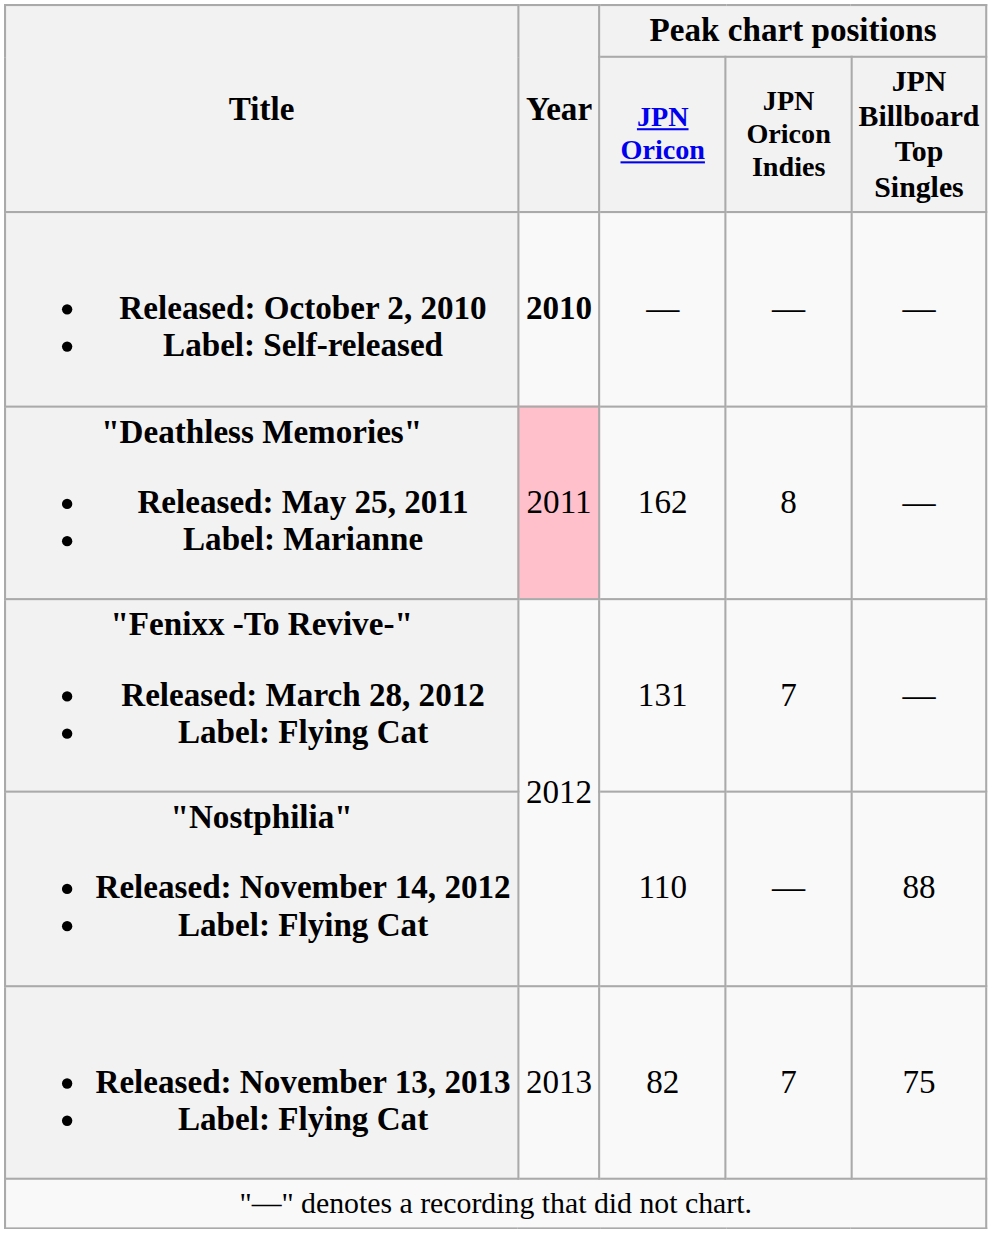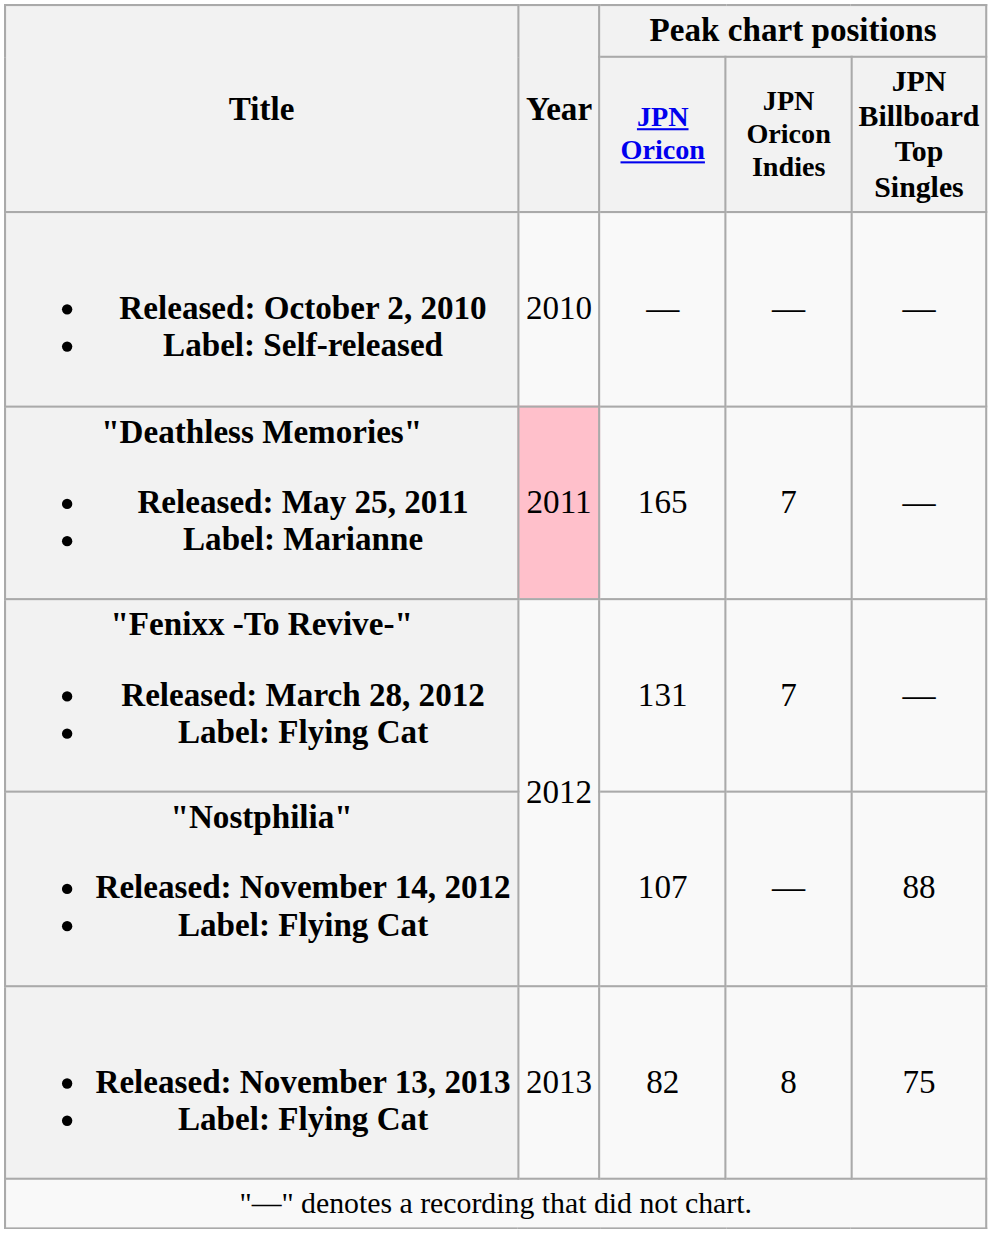(559, 308) bold -> (559, 308) normal
(663, 501) 162 -> (663, 501) 165
(789, 501) 8 -> (789, 501) 7
(663, 888) 110 -> (663, 888) 107
(789, 1081) 7 -> (789, 1081) 8
